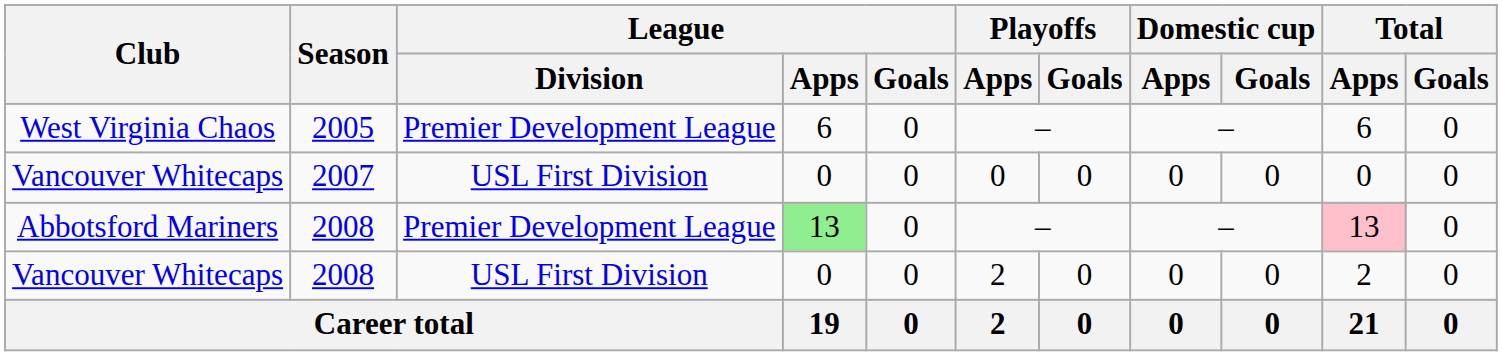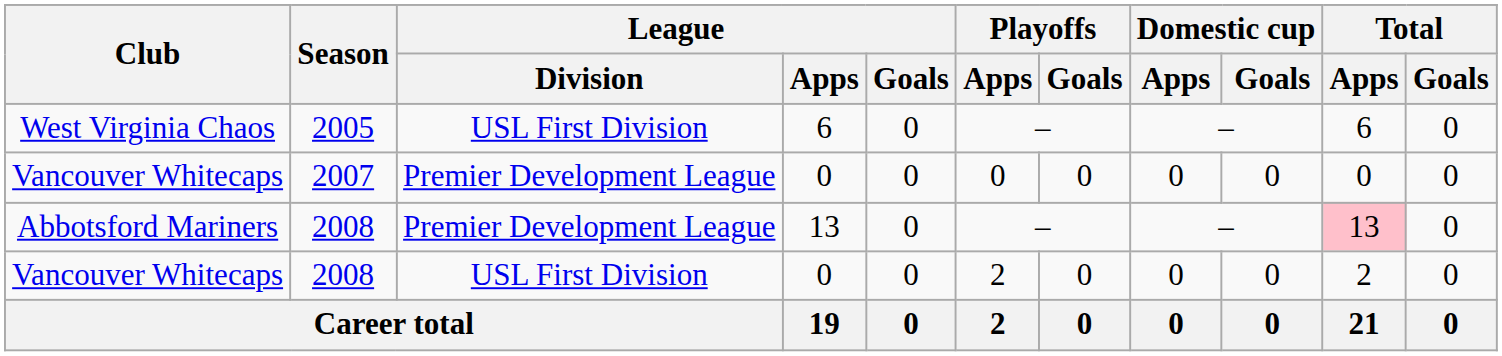(589, 127) Premier Development League -> (589, 127) USL First Division
(589, 176) USL First Division -> (589, 176) Premier Development League
(824, 226) lightgreen background -> (824, 226) no background
